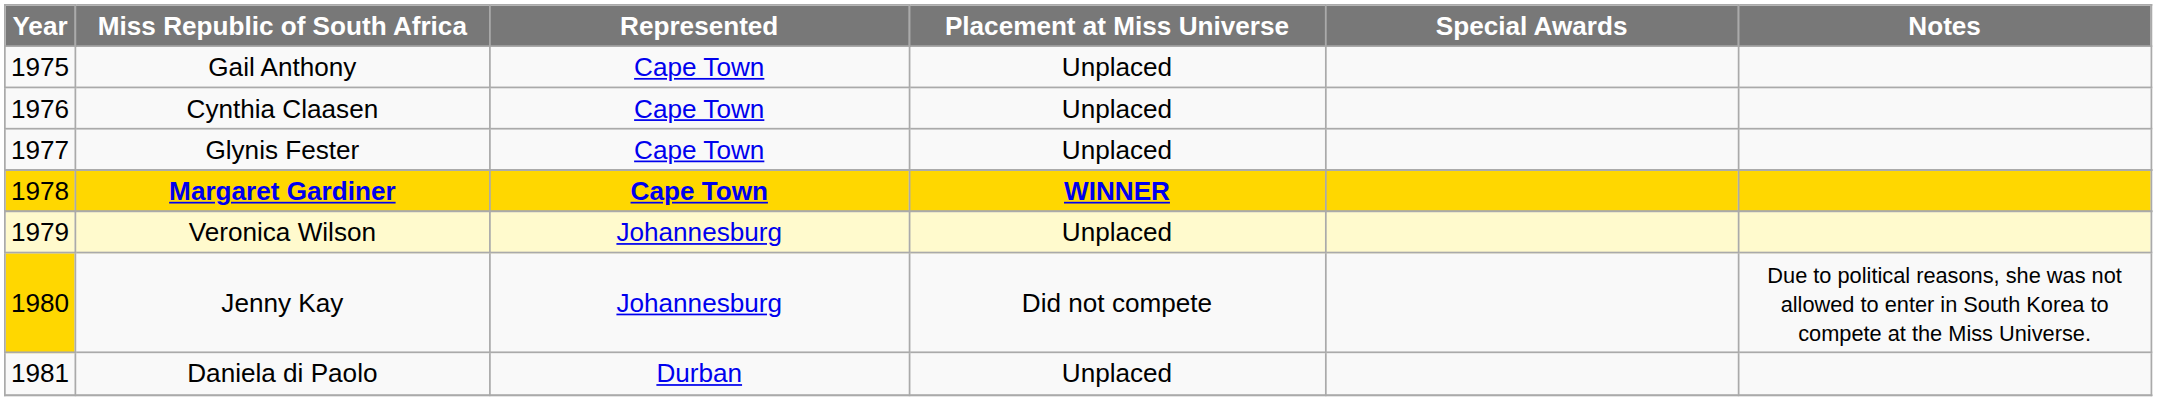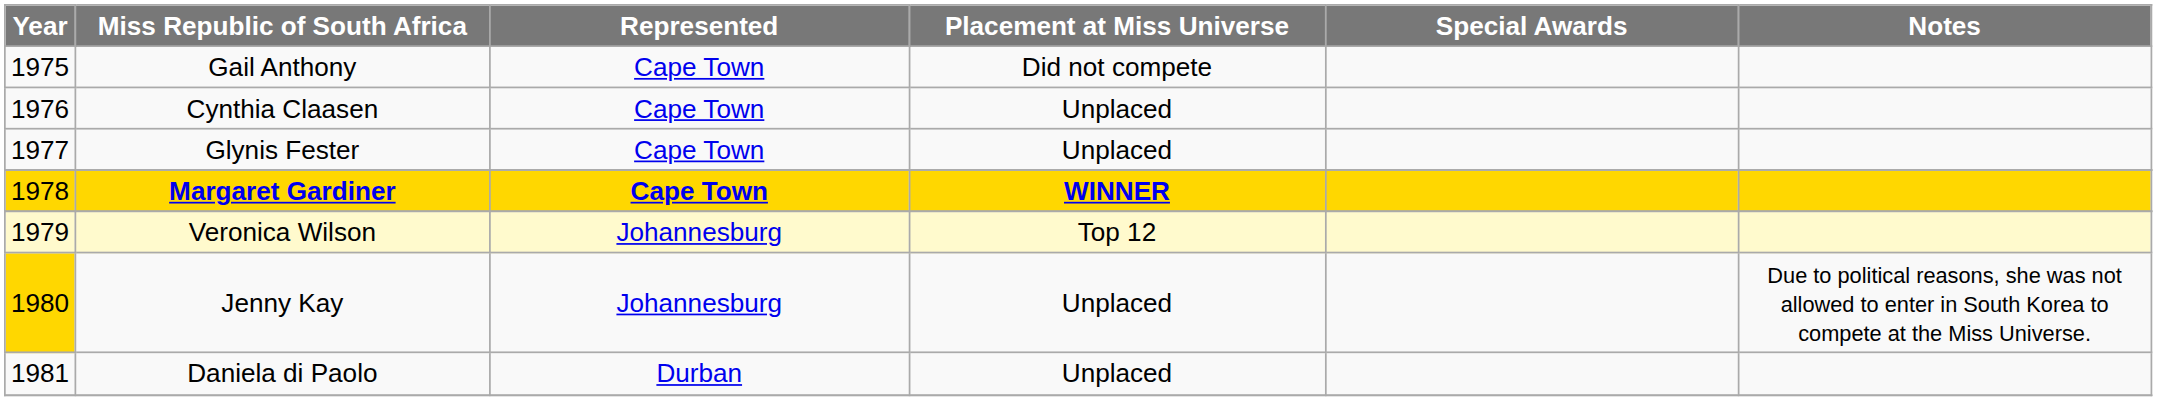(1117, 67) Unplaced -> (1117, 67) Did not compete
(1117, 233) Unplaced -> (1117, 233) Top 12
(1117, 303) Did not compete -> (1117, 303) Unplaced
